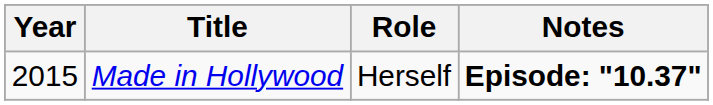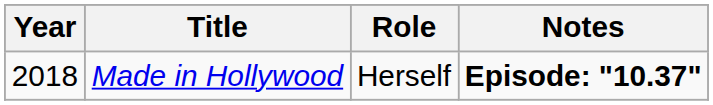(45, 75) 2015 -> (45, 75) 2018
